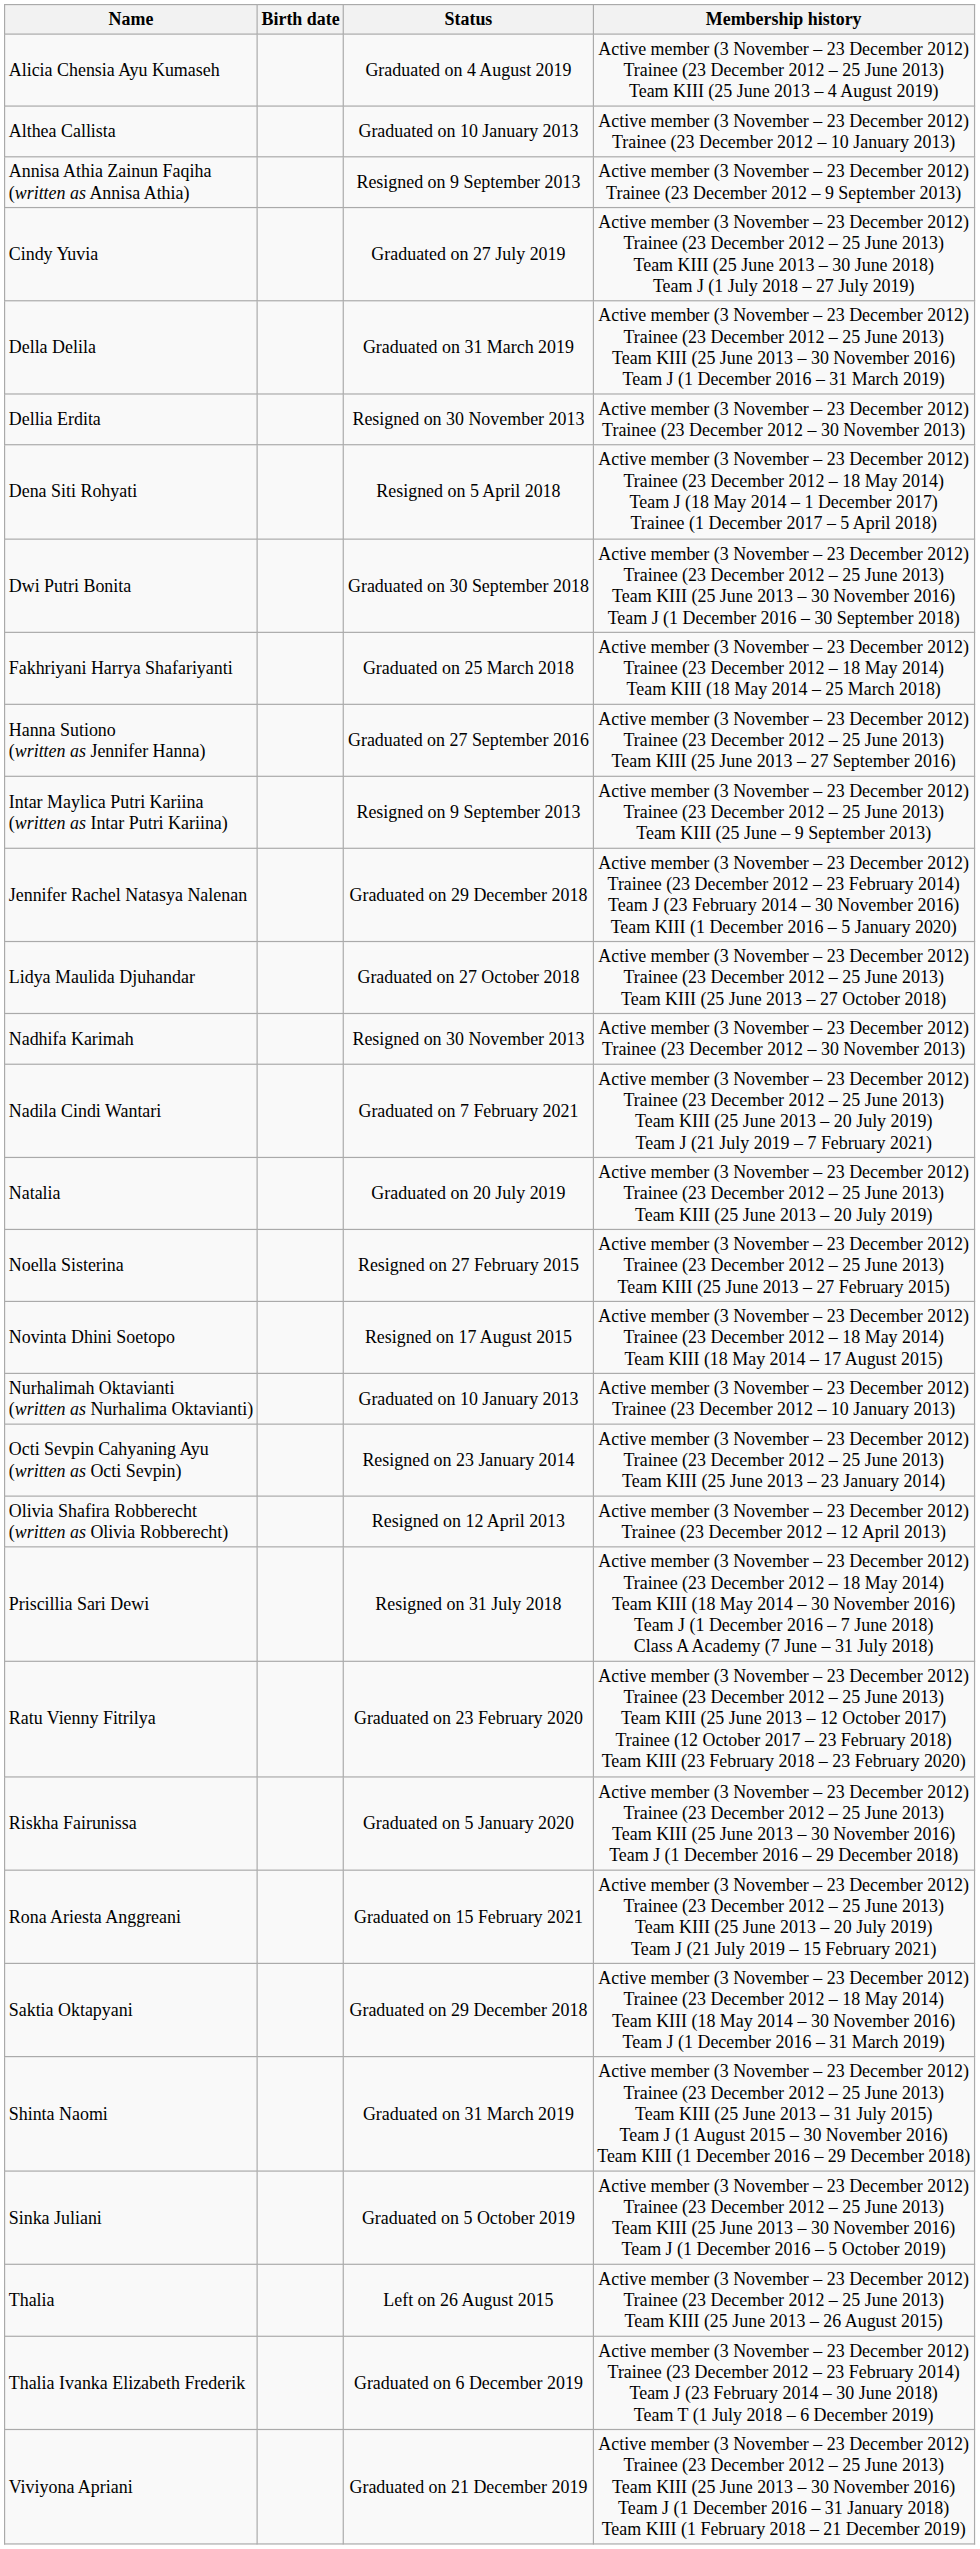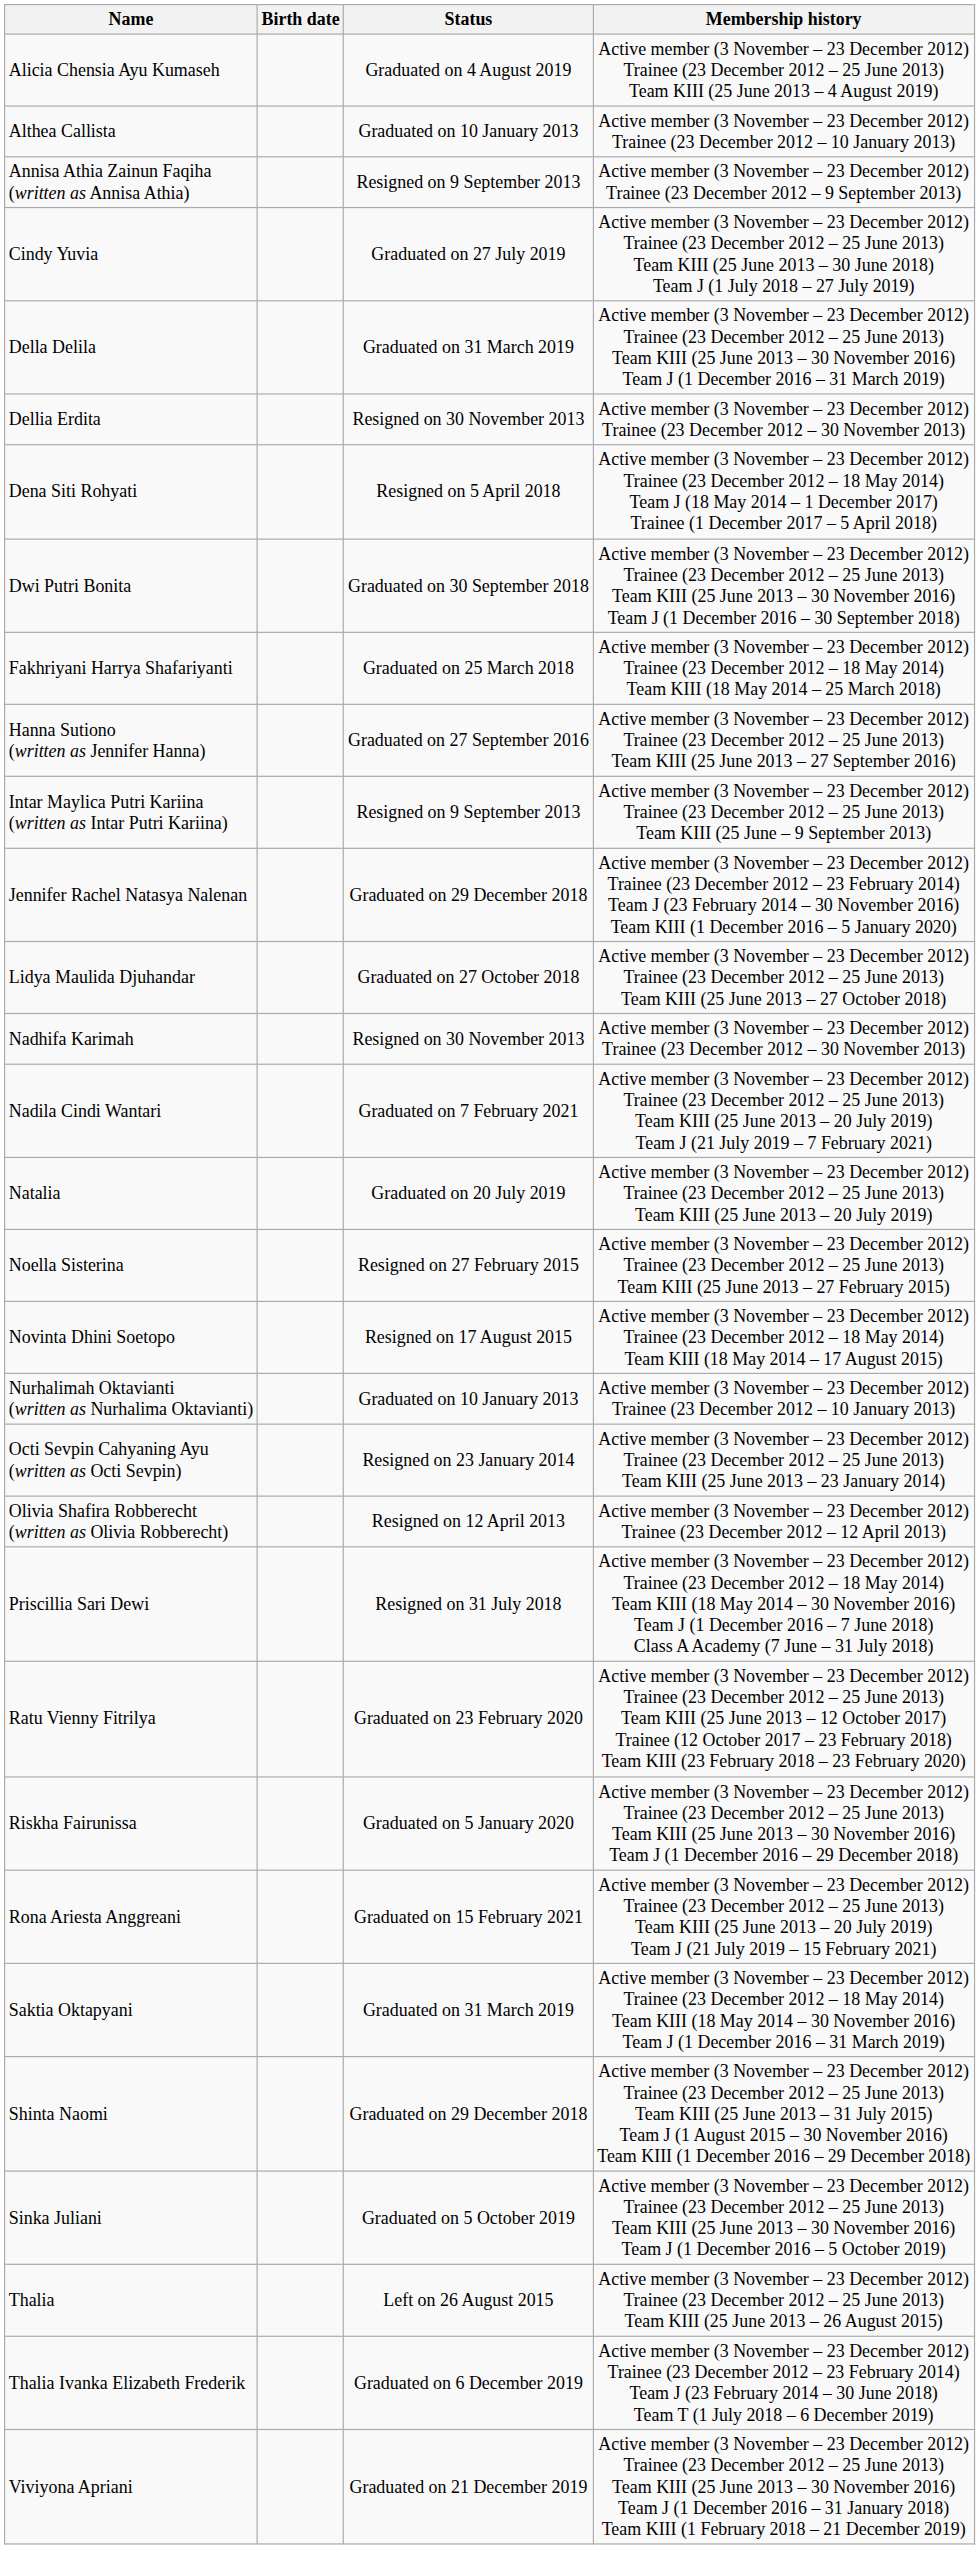(468, 2009) Graduated on 29 December 2018 -> (468, 2009) Graduated on 31 March 2019
(468, 2113) Graduated on 31 March 2019 -> (468, 2113) Graduated on 29 December 2018
